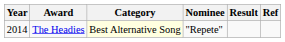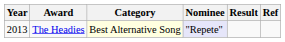(17, 29) 2014 -> (17, 29) 2013
(204, 29) no background -> (204, 29) lavender background
